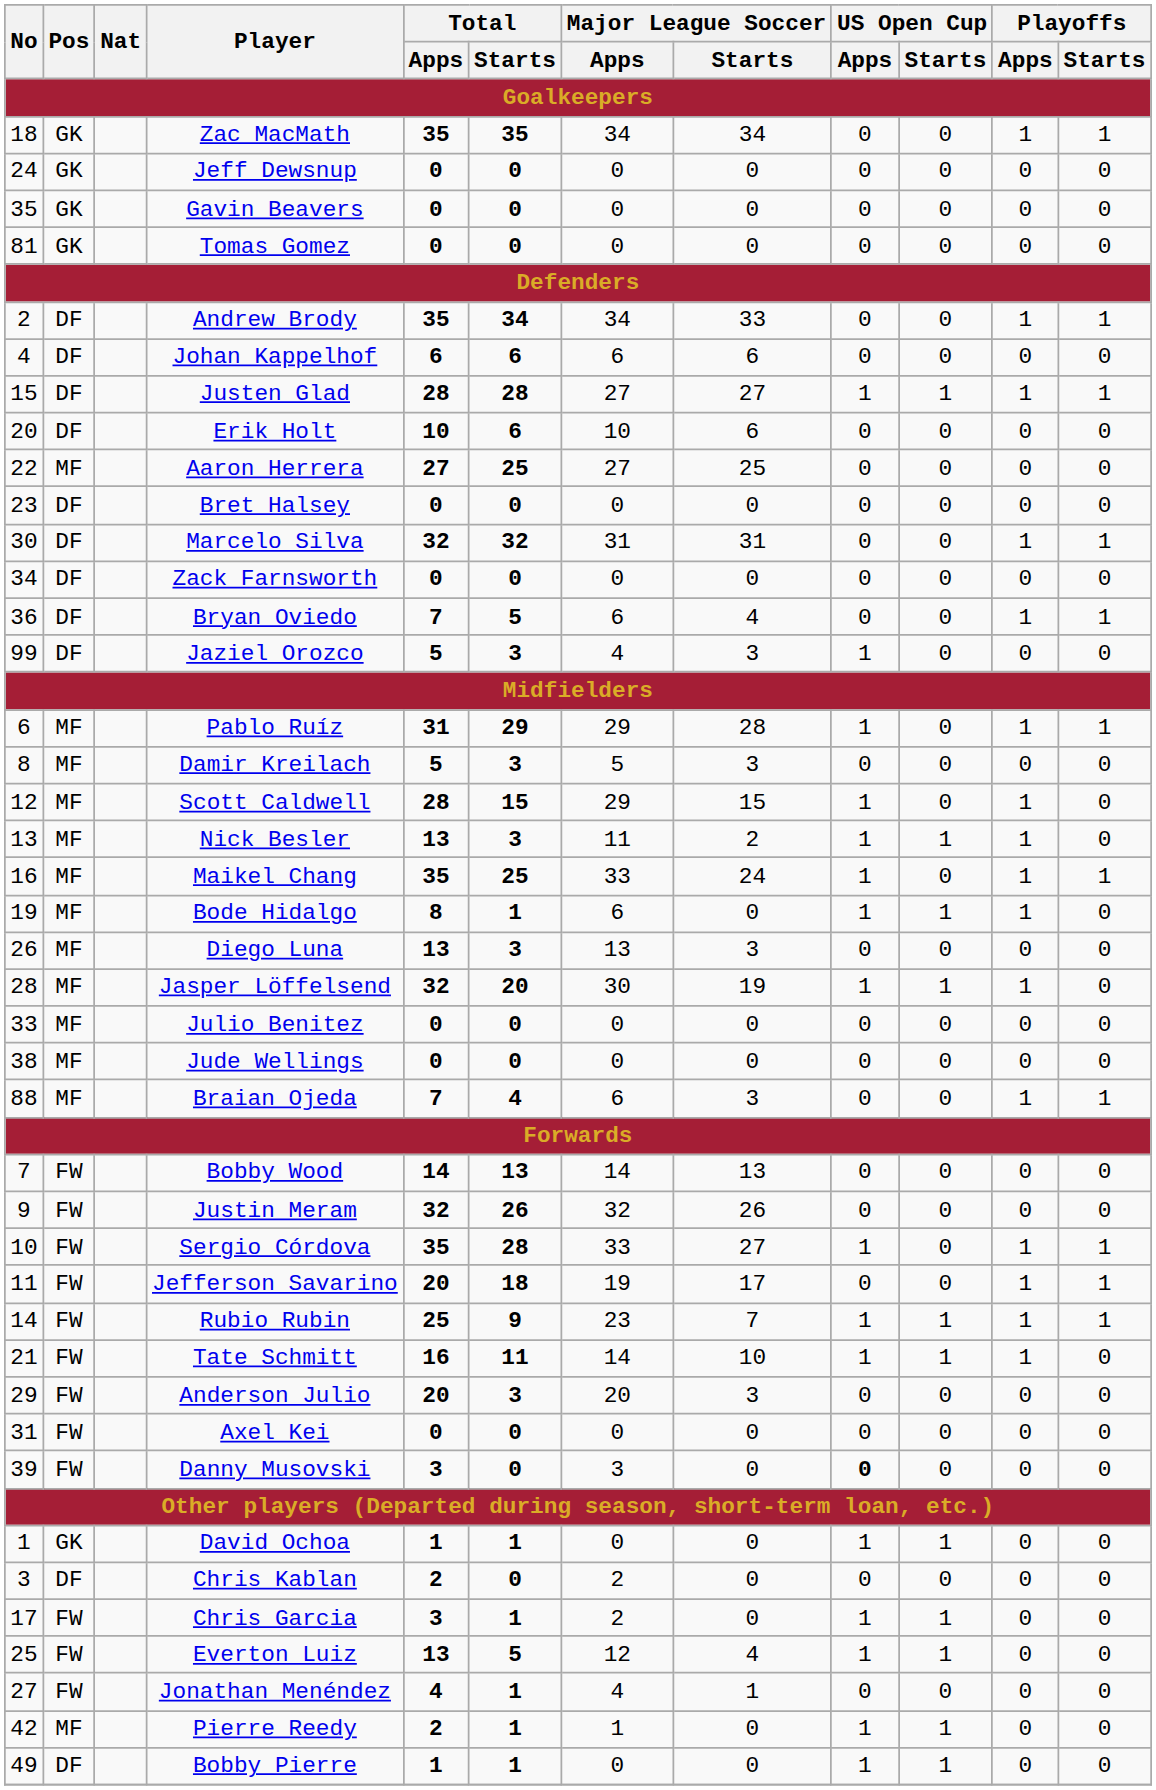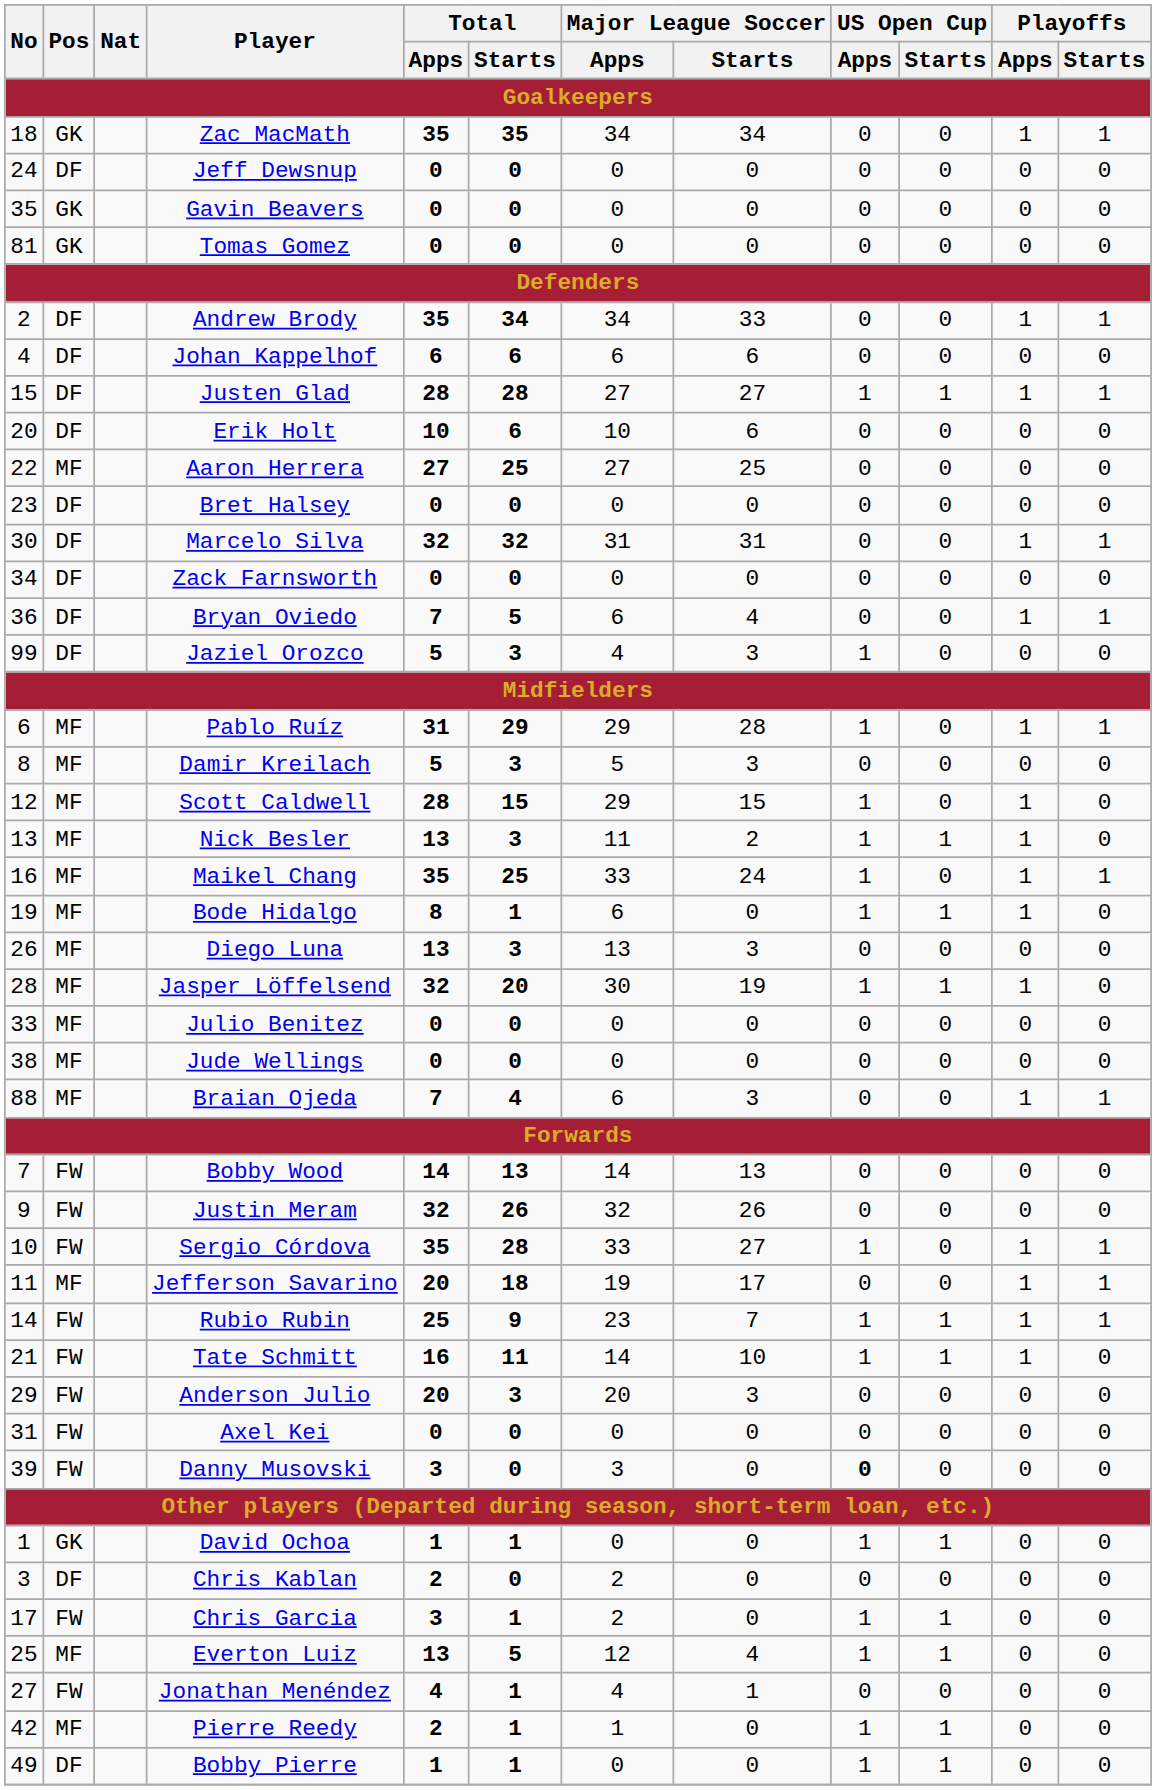(69, 172) GK -> (69, 172) DF
(69, 1284) FW -> (69, 1284) MF
(69, 1655) FW -> (69, 1655) MF
